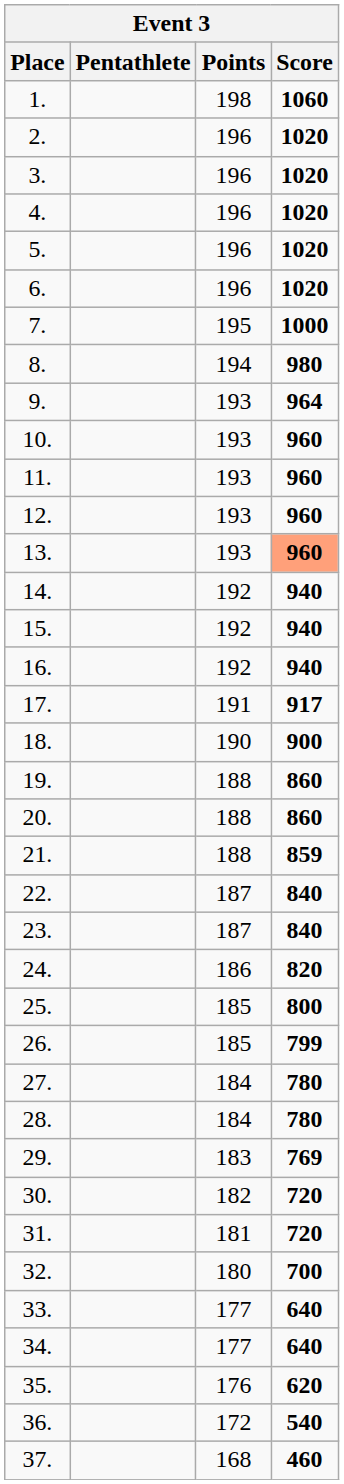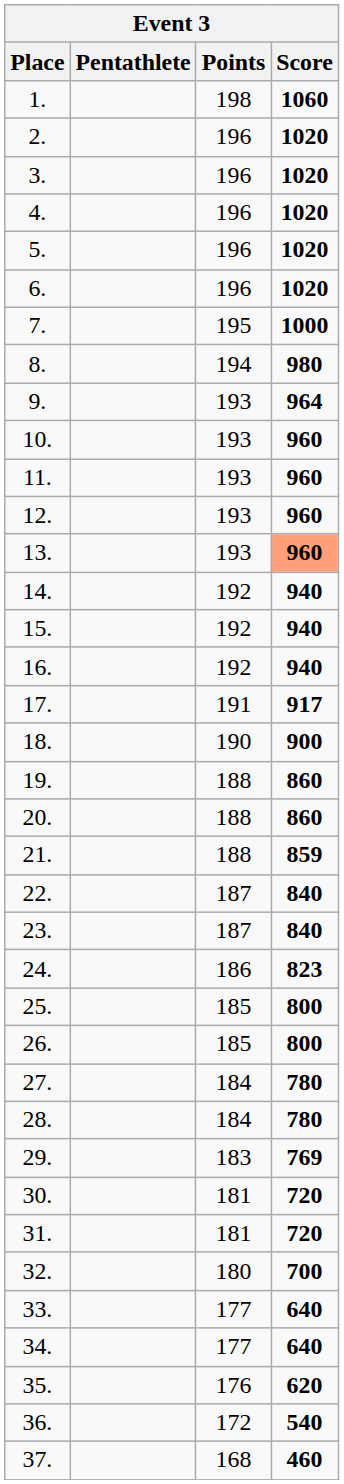(304, 968) 820 -> (304, 968) 823
(304, 1044) 799 -> (304, 1044) 800
(233, 1195) 182 -> (233, 1195) 181
